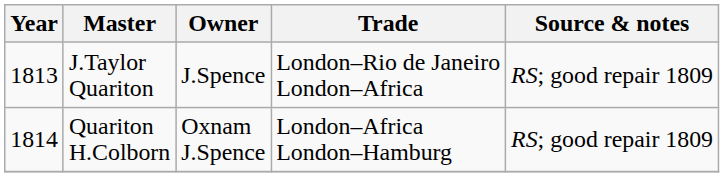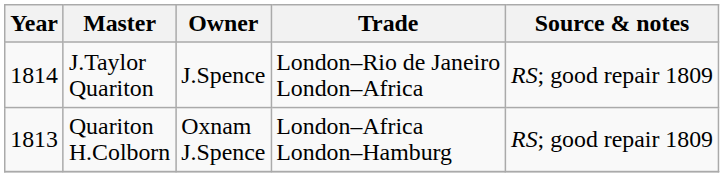(34, 74) 1813 -> (34, 74) 1814
(34, 139) 1814 -> (34, 139) 1813
